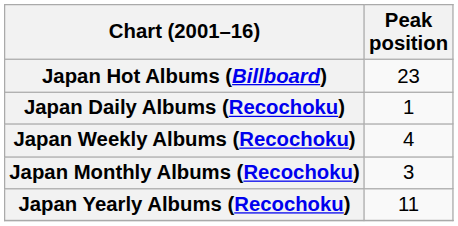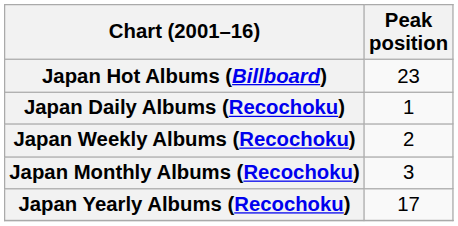(409, 140) 4 -> (409, 140) 2
(409, 204) 11 -> (409, 204) 17
